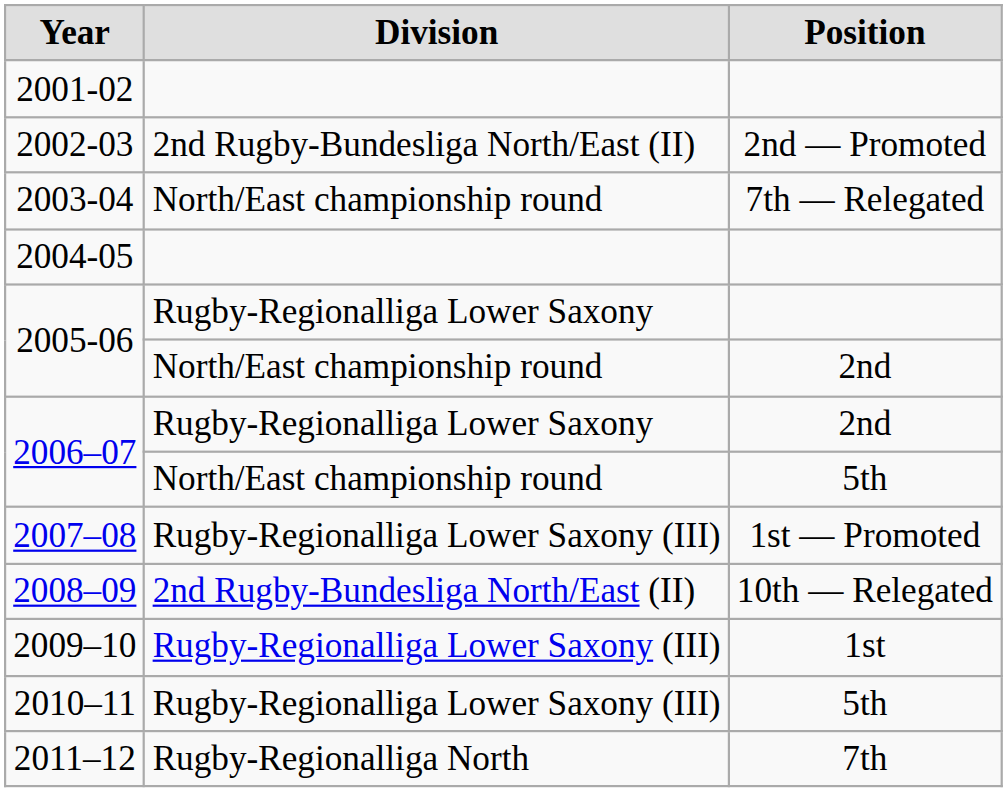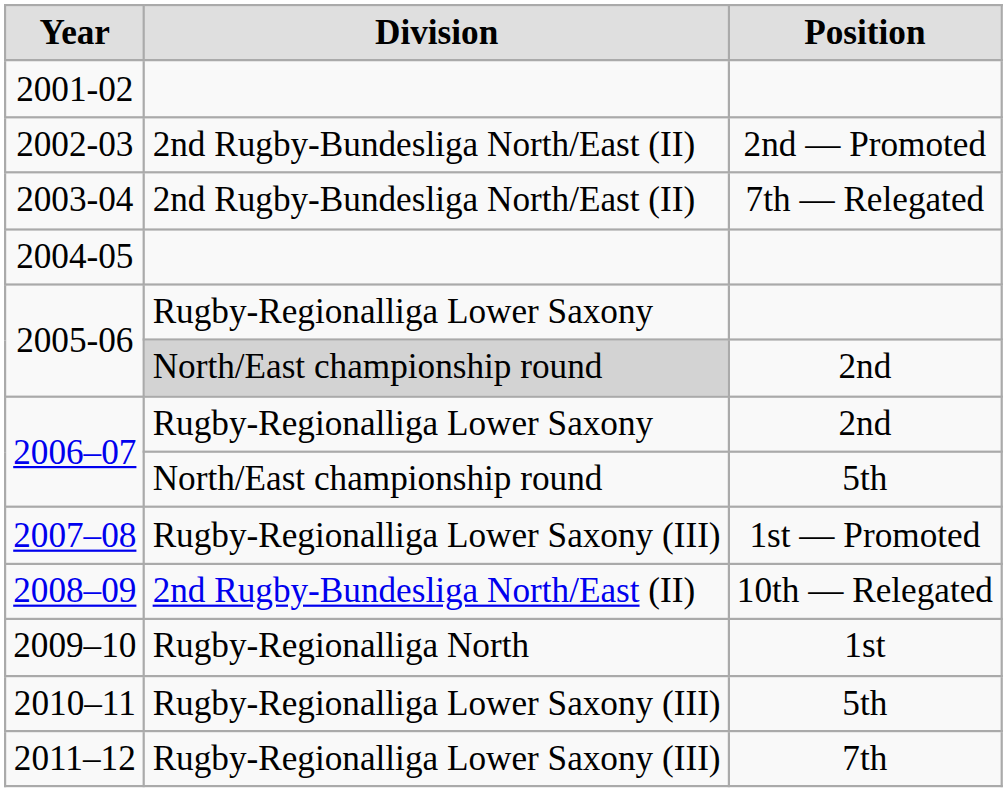(378, 199) North/East championship round -> (424, 199) 2nd Rugby-Bundesliga North/East (II)
(378, 367) no background -> (378, 367) lightgrey background
(437, 646) Rugby-Regionalliga Lower Saxony (III) -> (341, 646) Rugby-Regionalliga North
(341, 758) Rugby-Regionalliga North -> (437, 758) Rugby-Regionalliga Lower Saxony (III)
